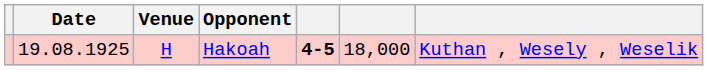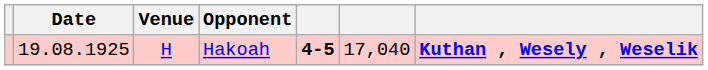(377, 50) 18,000 -> (377, 50) 17,040
(559, 50) normal -> (559, 50) bold
